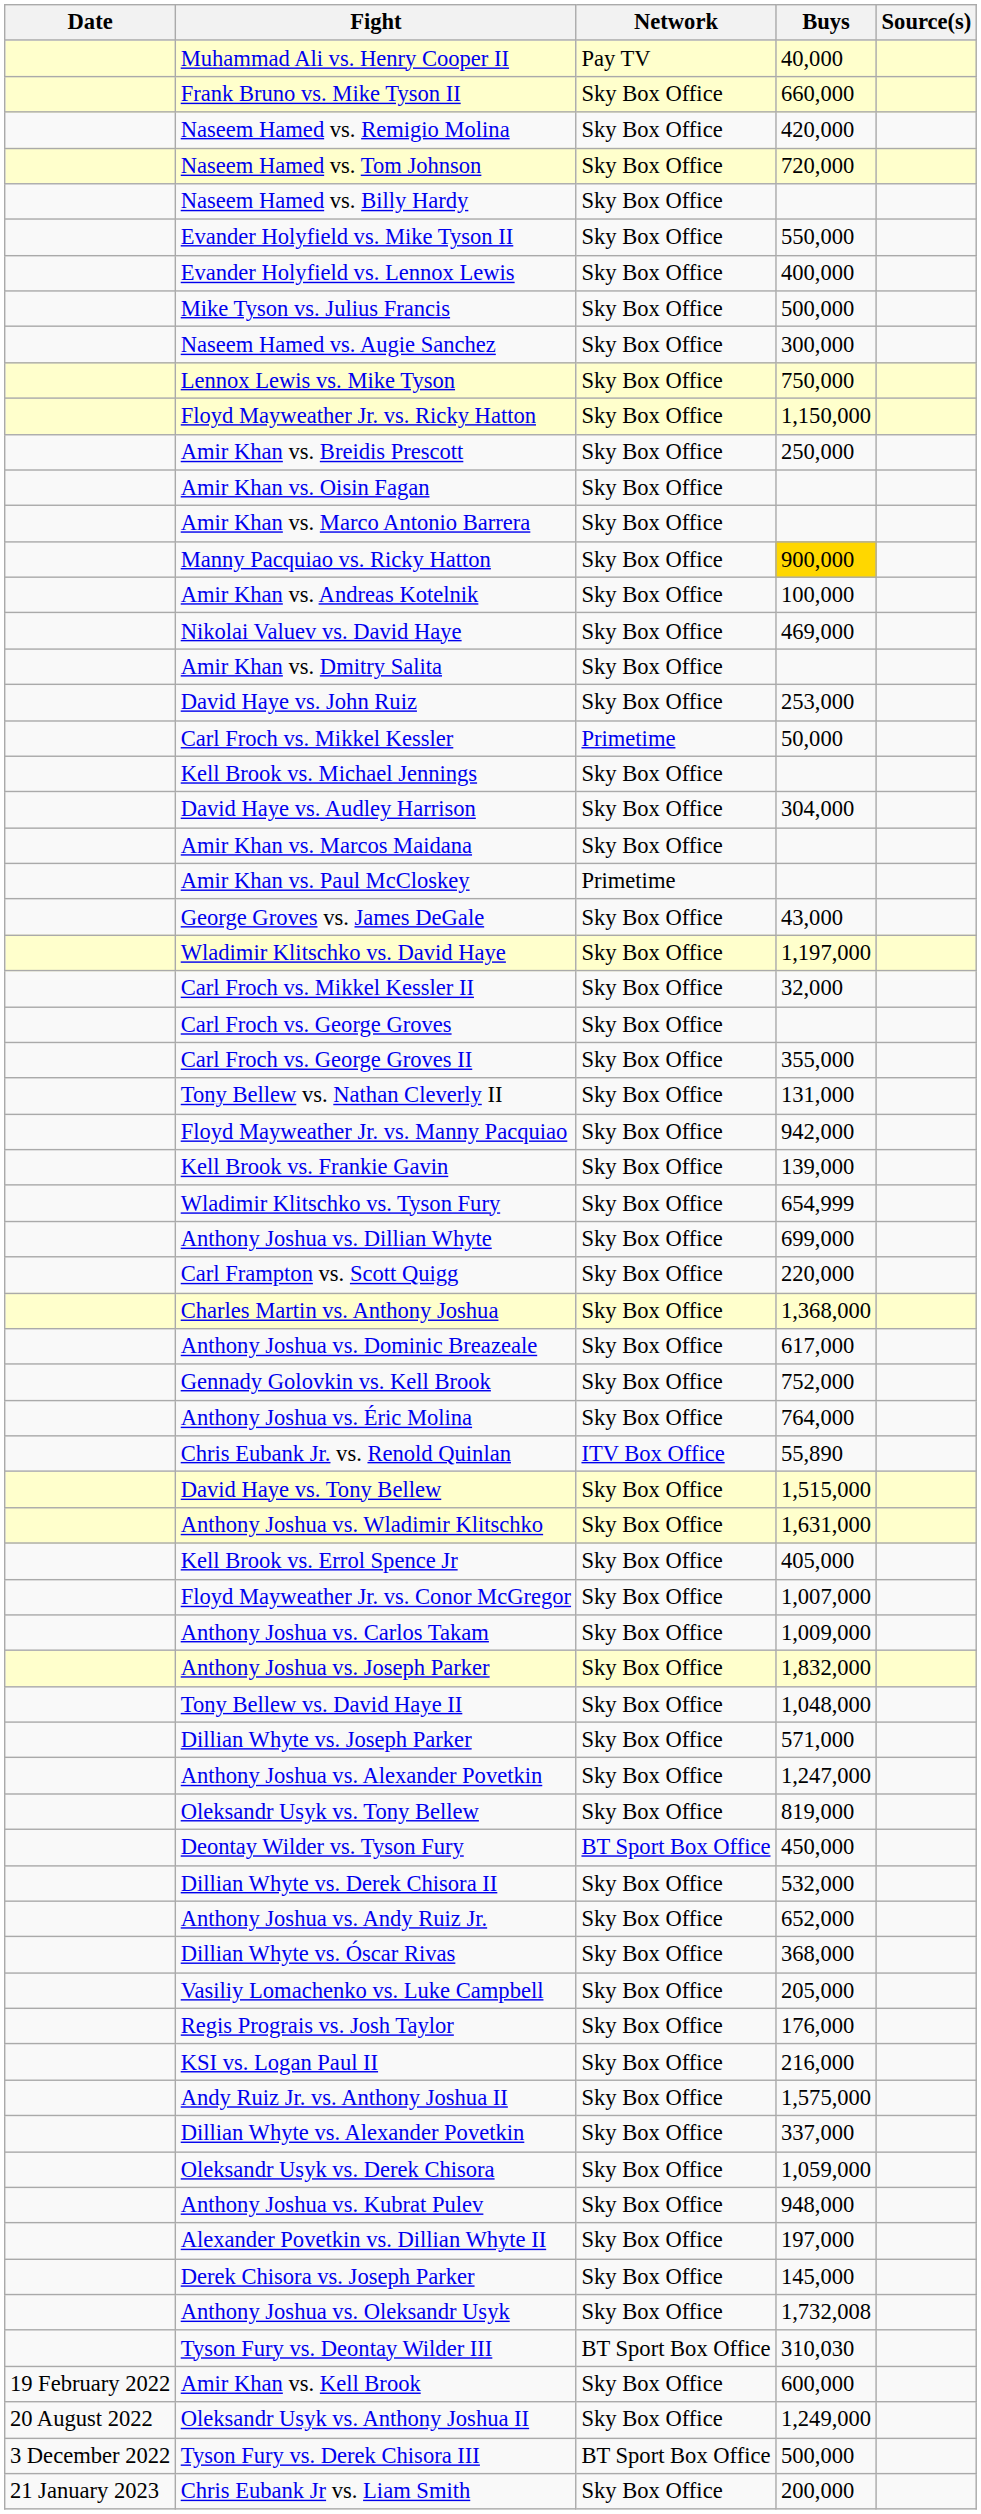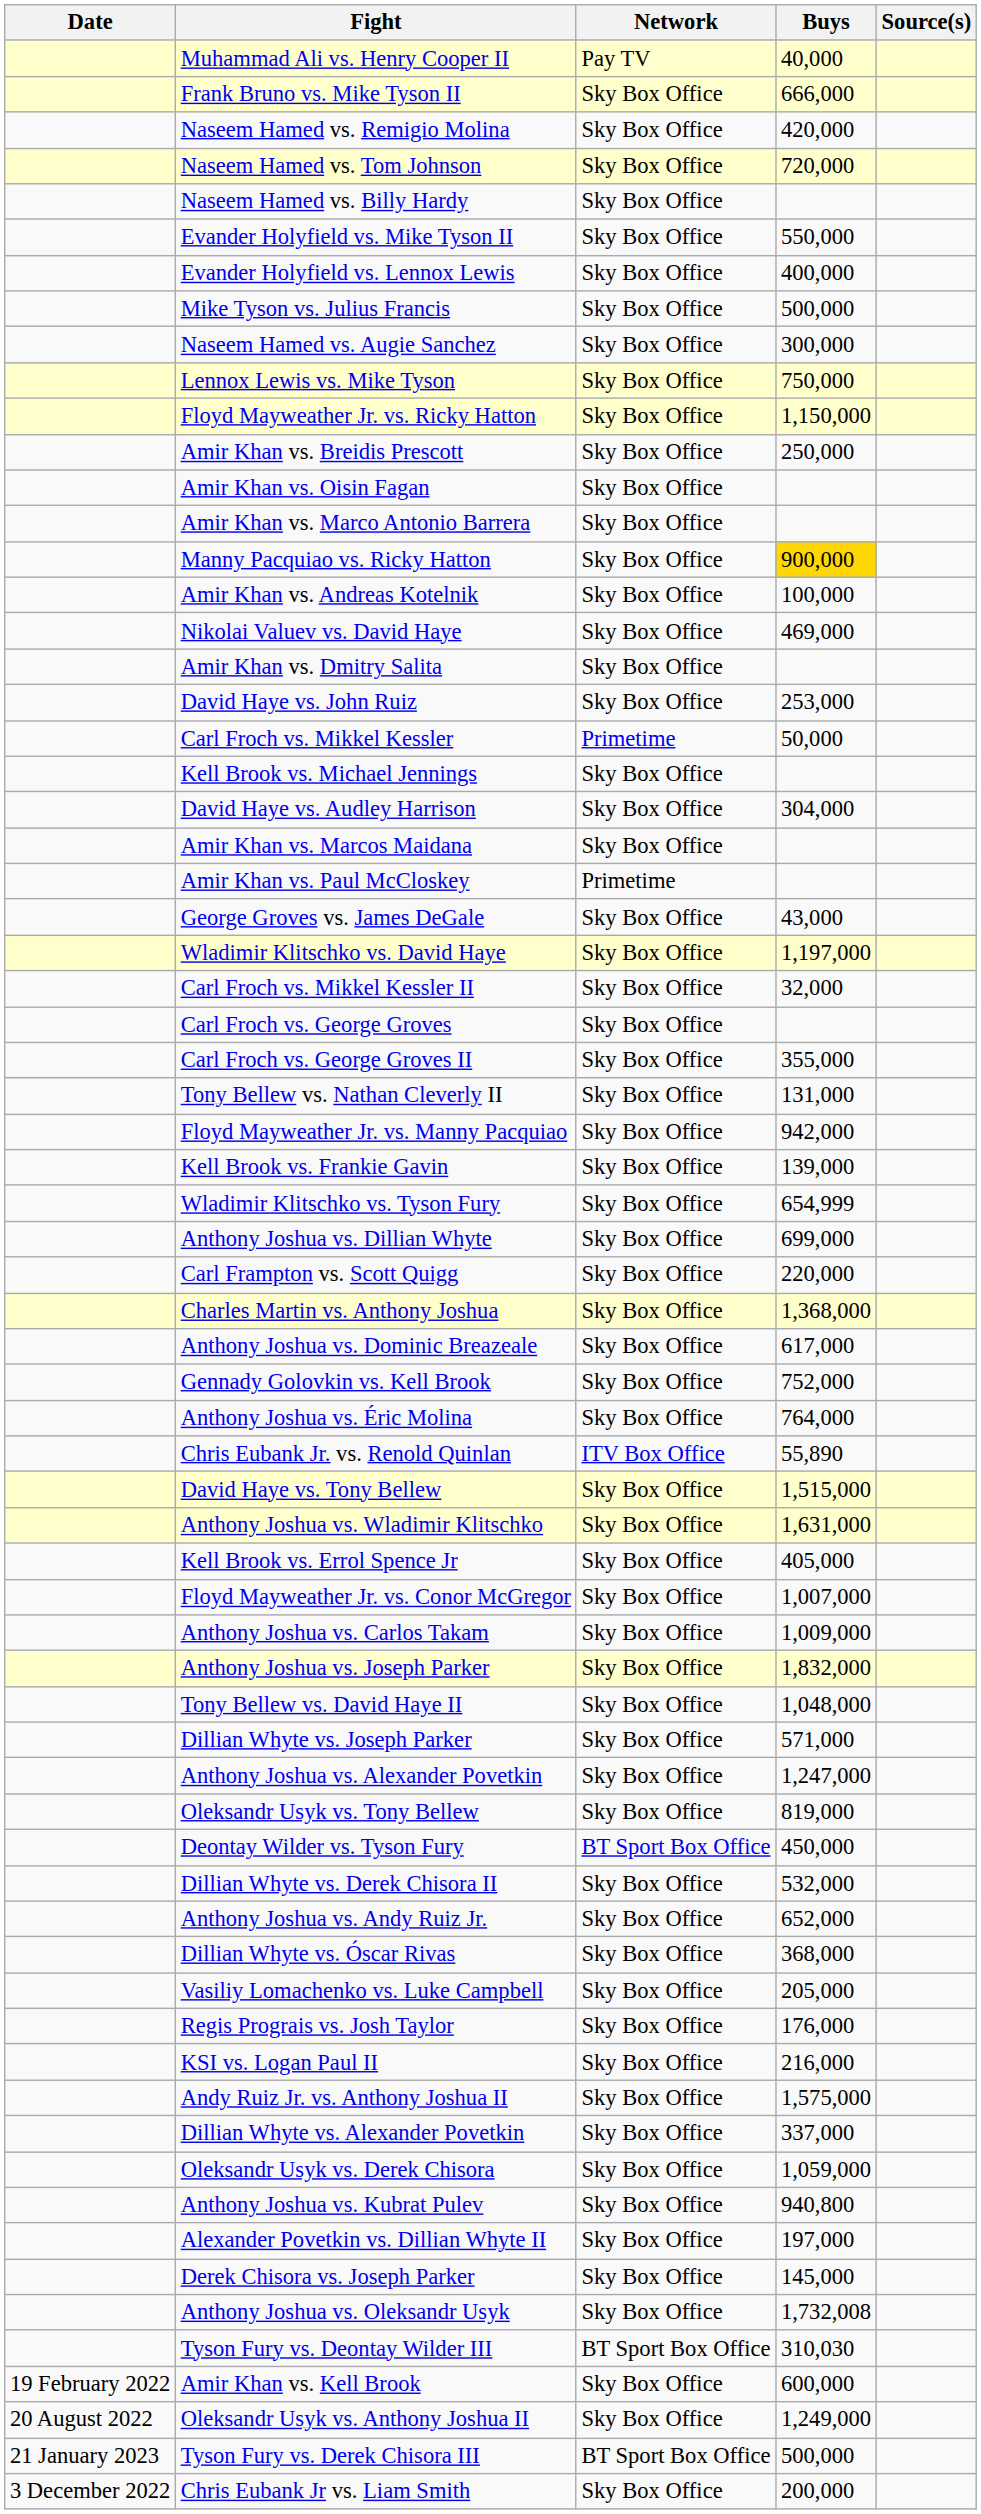(818, 93) 660,000 -> (818, 93) 666,000
(818, 2204) 948,000 -> (818, 2204) 940,800
(90, 2455) 3 December 2022 -> (84, 2455) 21 January 2023
(84, 2491) 21 January 2023 -> (90, 2491) 3 December 2022
